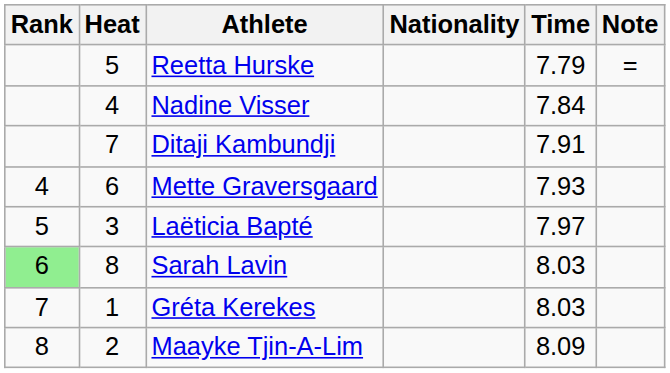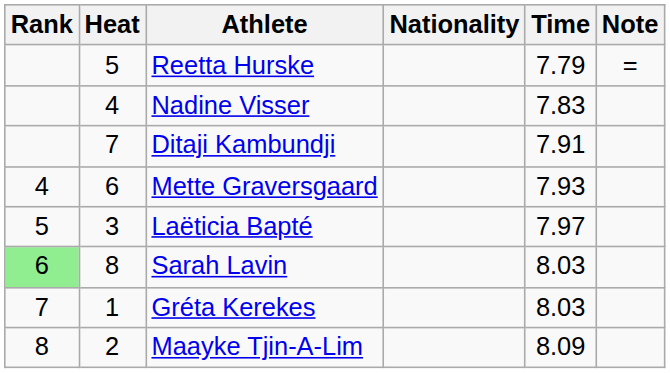(561, 105) 7.84 -> (561, 105) 7.83
